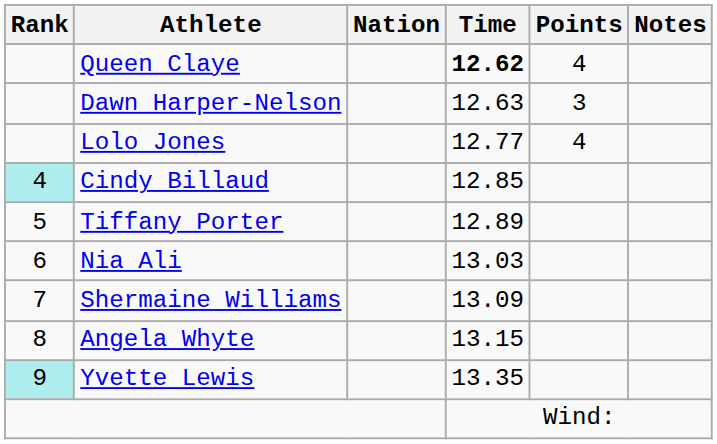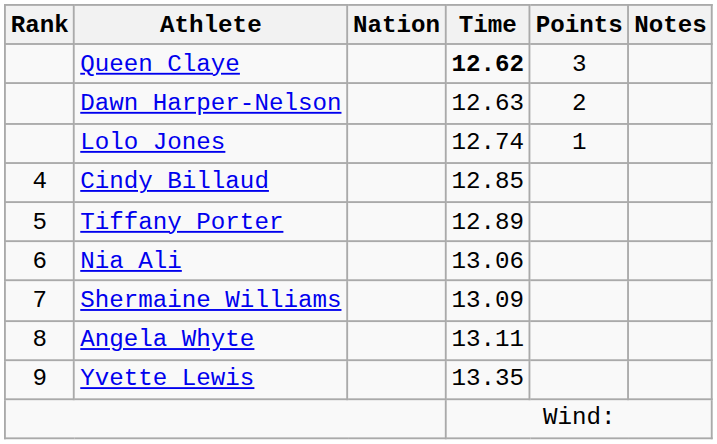(579, 64) 4 -> (579, 64) 3
(579, 103) 3 -> (579, 103) 2
(488, 143) 12.77 -> (488, 143) 12.74
(579, 143) 4 -> (579, 143) 1
(40, 182) paleturquoise background -> (40, 182) no background
(488, 261) 13.03 -> (488, 261) 13.06
(488, 340) 13.15 -> (488, 340) 13.11
(40, 379) paleturquoise background -> (40, 379) no background
